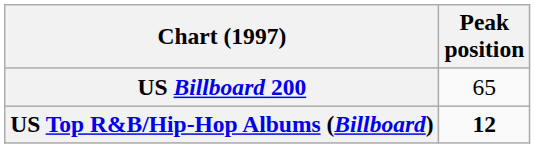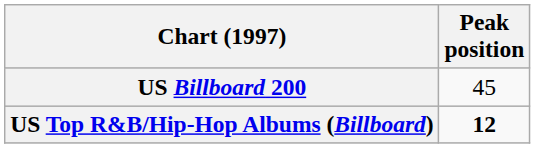(484, 86) 65 -> (484, 86) 45
